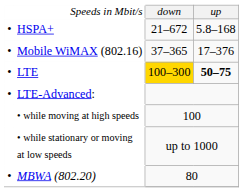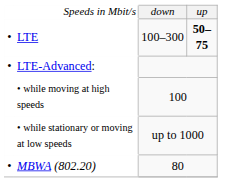- row: (35, 29)
- row: (80, 50)
(169, 72) gold background -> (163, 37) no background
